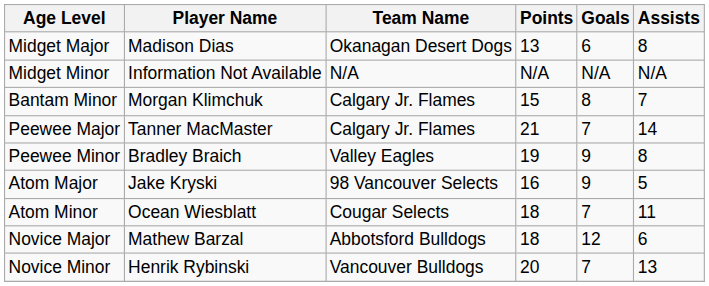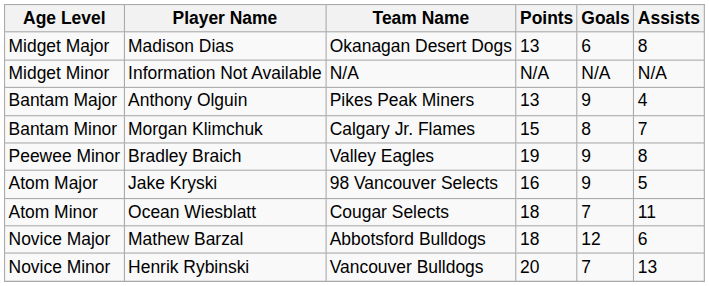+ row: (63, 101)
- row: (64, 128)
